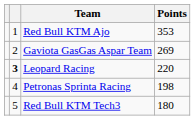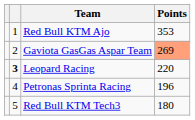(166, 50) no background -> (166, 50) lightsalmon background
(166, 86) 198 -> (166, 86) 196
